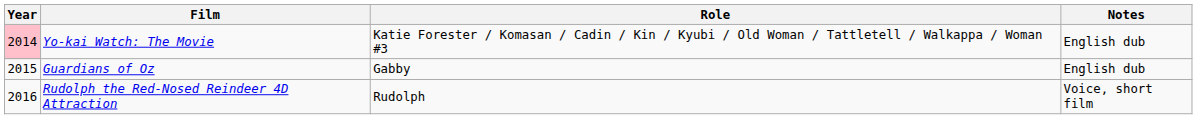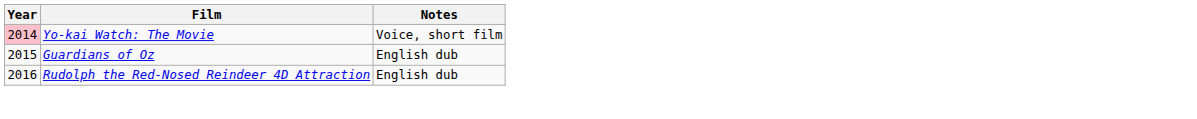- column: (715, 15)
(1104, 42) English dub -> (439, 35) Voice, short film
(1108, 96) Voice, short film -> (417, 75) English dub
